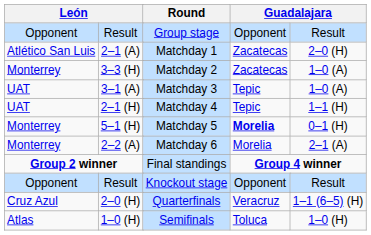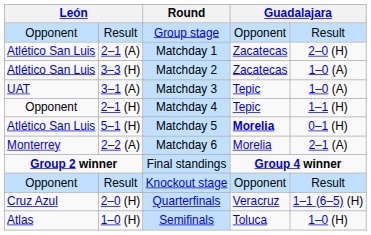(34, 70) Monterrey -> (51, 70) Atlético San Luis
(18, 107) UAT -> (51, 107) Opponent
(34, 126) Monterrey -> (51, 126) Atlético San Luis
